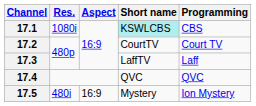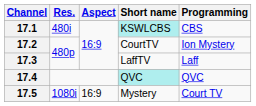(64, 28) 1080i -> (61, 28) 480i
(202, 45) Court TV -> (208, 45) Ion Mystery
(132, 77) no background -> (132, 77) paleturquoise background
(61, 93) 480i -> (64, 93) 1080i
(208, 93) Ion Mystery -> (202, 93) Court TV
